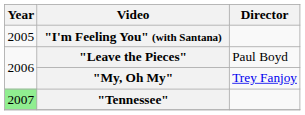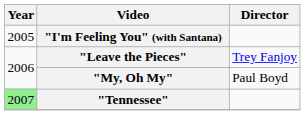(260, 57) Paul Boyd -> (265, 57) Trey Fanjoy
(265, 78) Trey Fanjoy -> (260, 78) Paul Boyd
